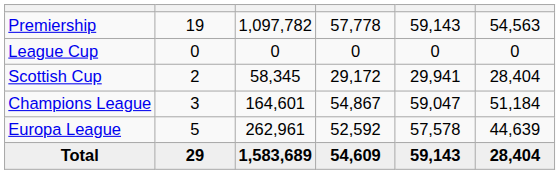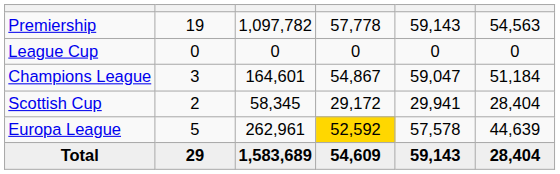rows swapped: (55, 77) <-> (80, 103)
(356, 129) no background -> (356, 129) gold background
